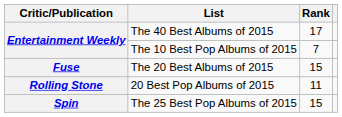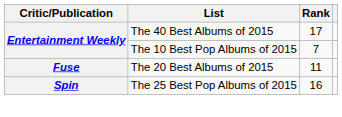(316, 67) 15 -> (316, 67) 11
- row: (202, 85)
(316, 103) 15 -> (316, 85) 16
